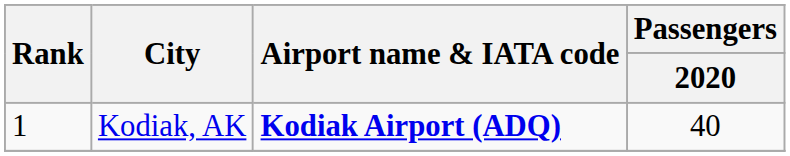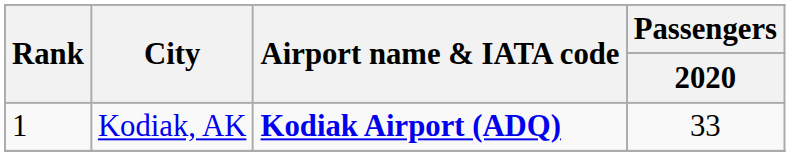(705, 126) 40 -> (705, 126) 33
